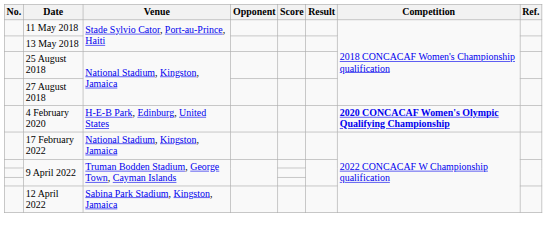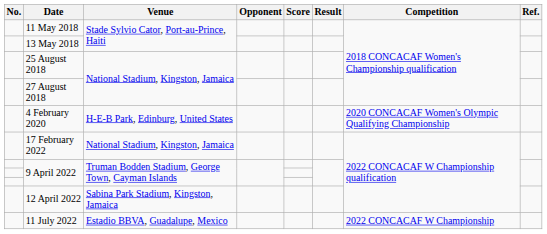(419, 118) bold -> (422, 118) normal
+ row: (51, 220)
